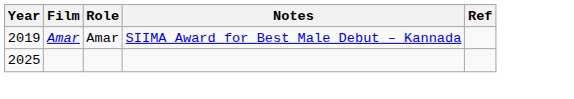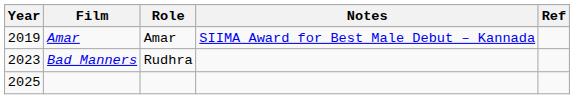+ row: (92, 60)
